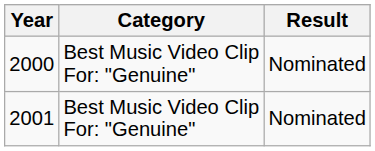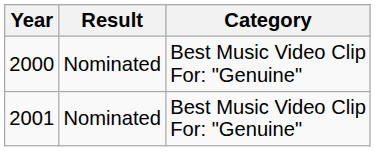columns swapped: (317, 20) <-> (161, 20)
